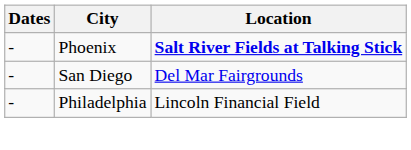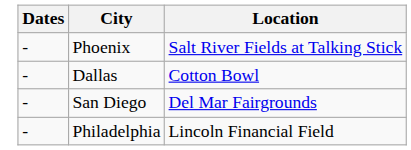(278, 46) bold -> (285, 46) normal
+ row: (95, 74)
